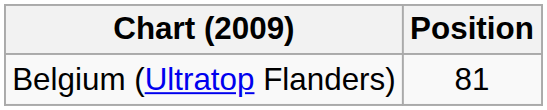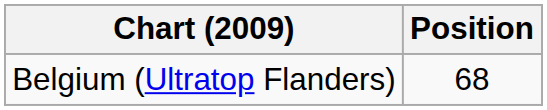(472, 79) 81 -> (472, 79) 68
